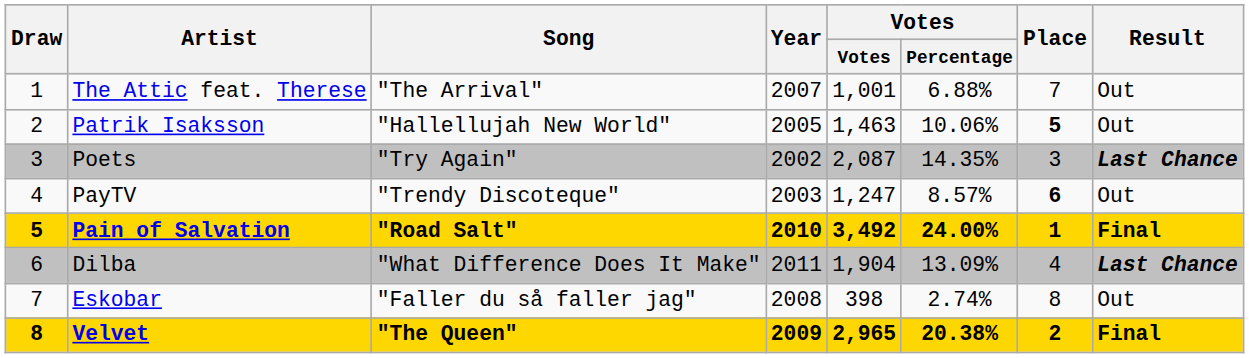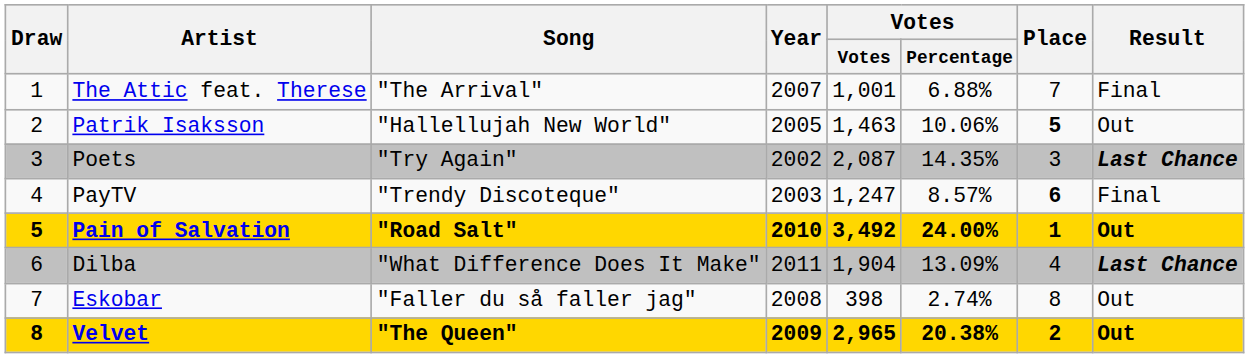(1116, 92) Out -> (1129, 92) Final
(1116, 196) Out -> (1129, 196) Final
(1129, 231) Final -> (1116, 231) Out
(1129, 335) Final -> (1116, 335) Out
